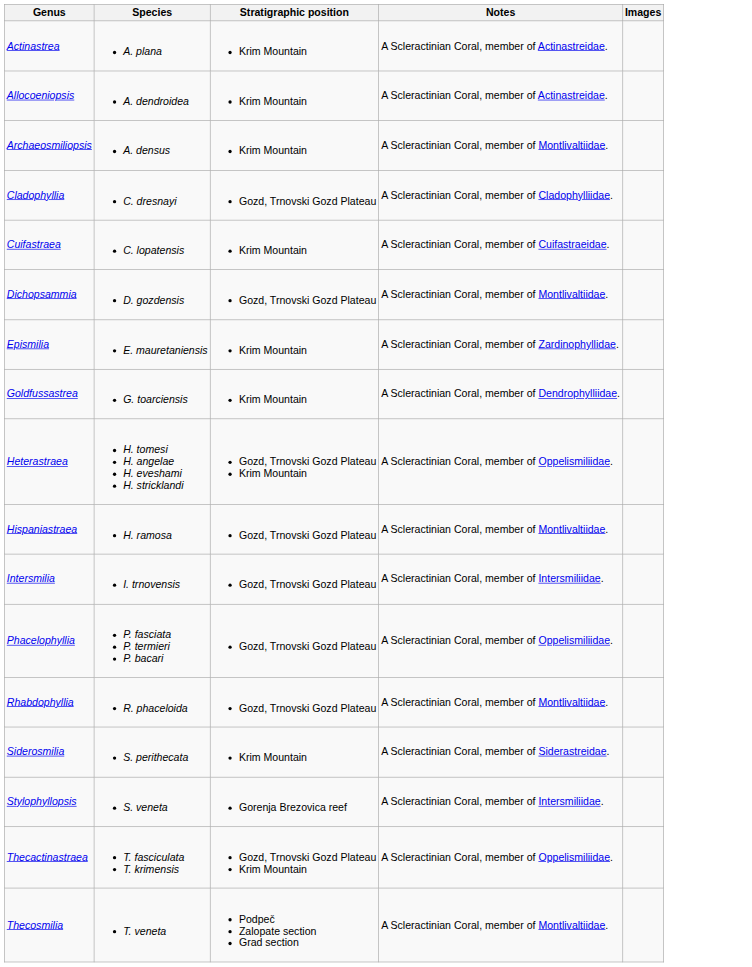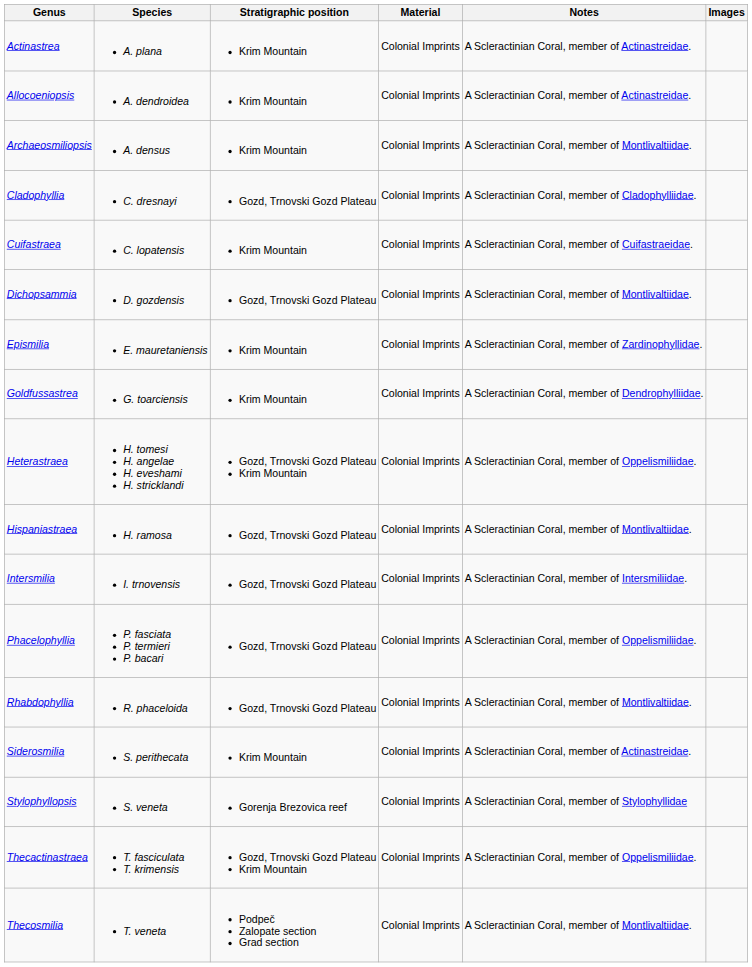+ column: (420, 12)
(495, 752) A Scleractinian Coral, member of Siderastreidae. -> (578, 752) A Scleractinian Coral, member of Actinastreidae.
(492, 801) A Scleractinian Coral, member of Intersmiliidae. -> (576, 801) A Scleractinian Coral, member of Stylophyllidae
